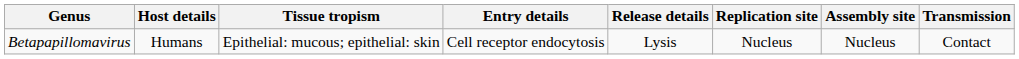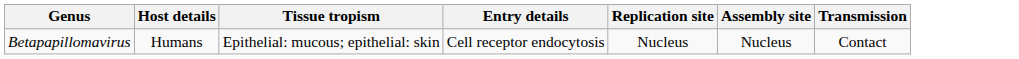- column: (660, 16)
